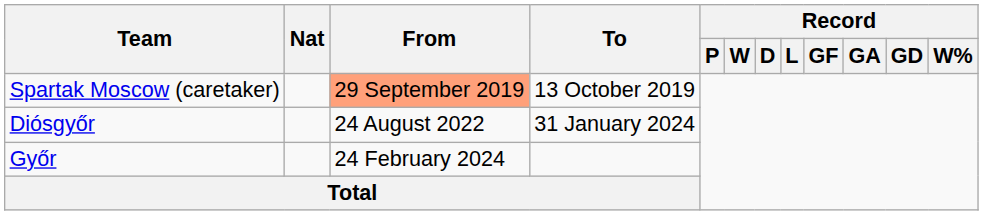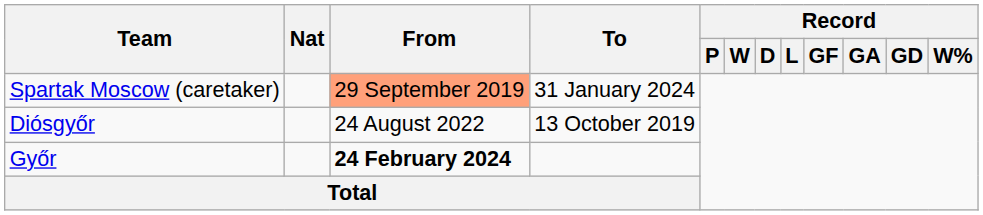(615, 90) 13 October 2019 -> (615, 90) 31 January 2024
(615, 124) 31 January 2024 -> (615, 124) 13 October 2019
(420, 158) normal -> (423, 158) bold
